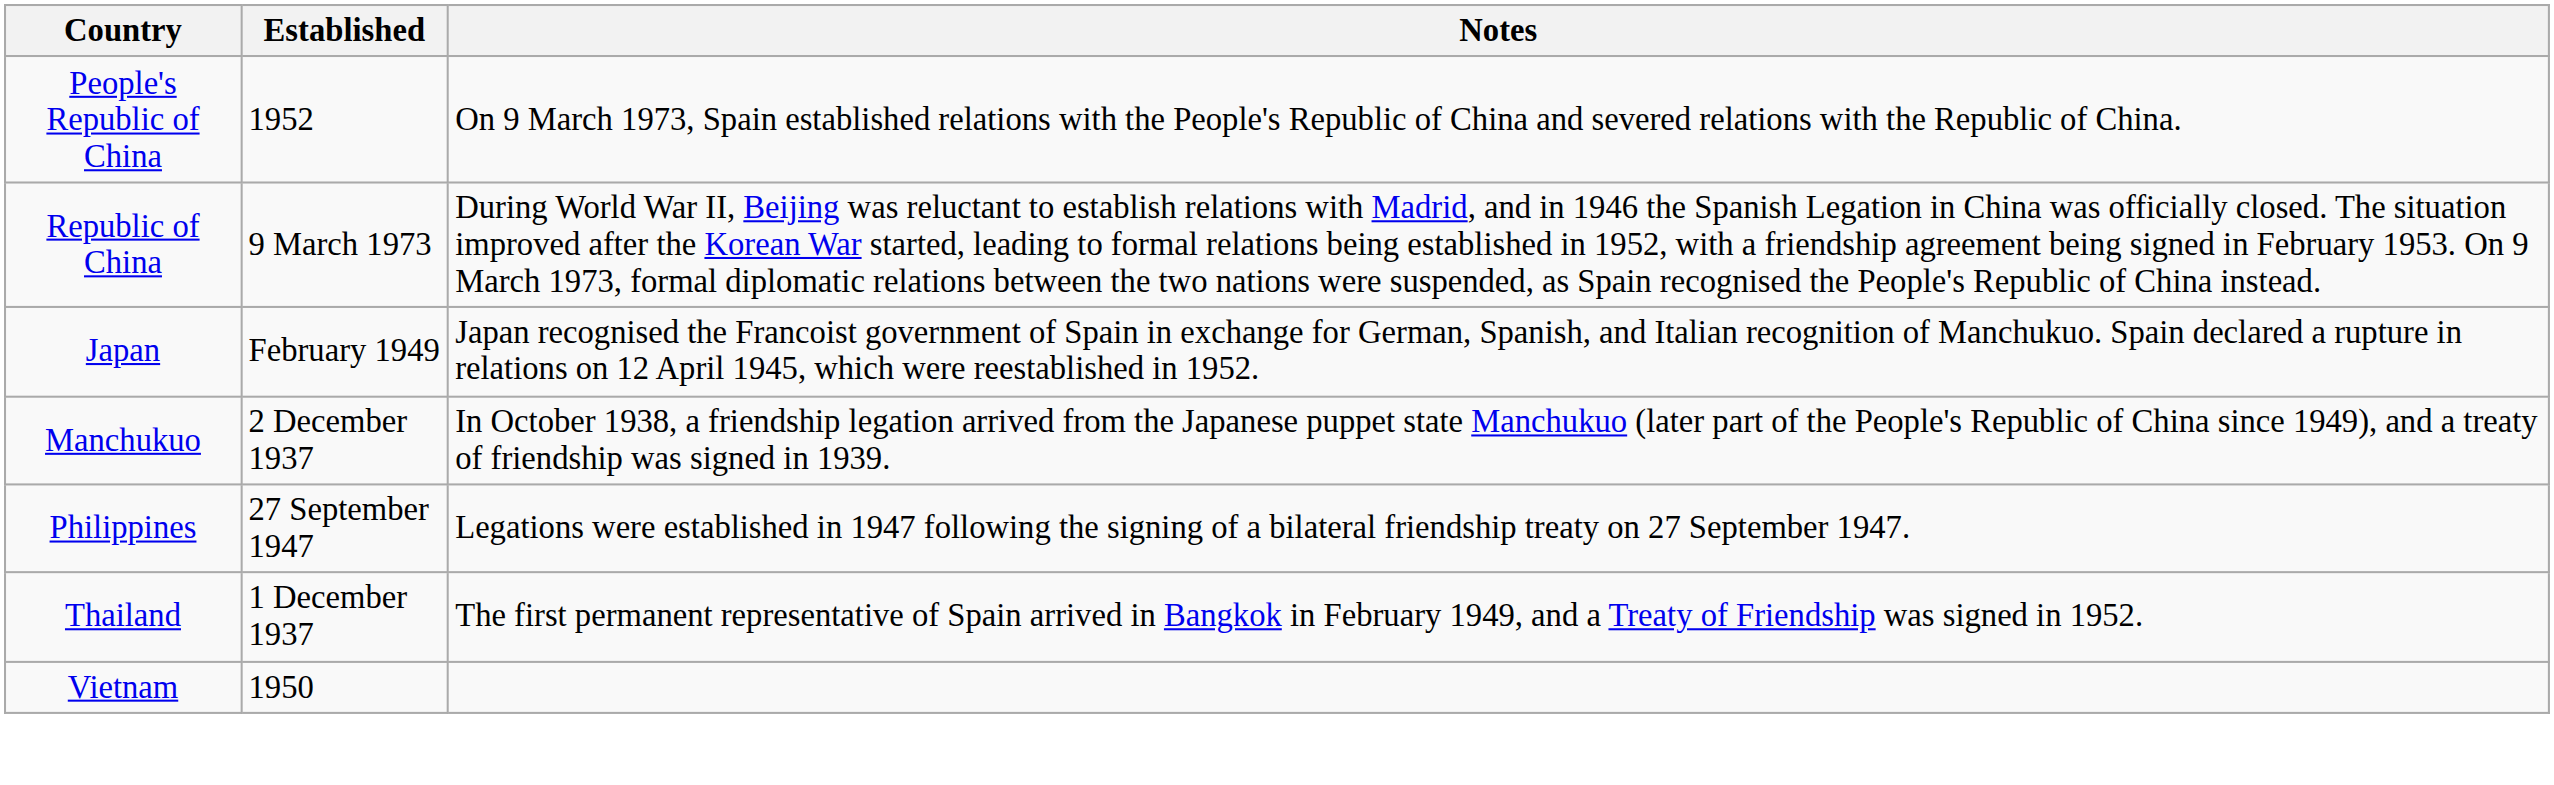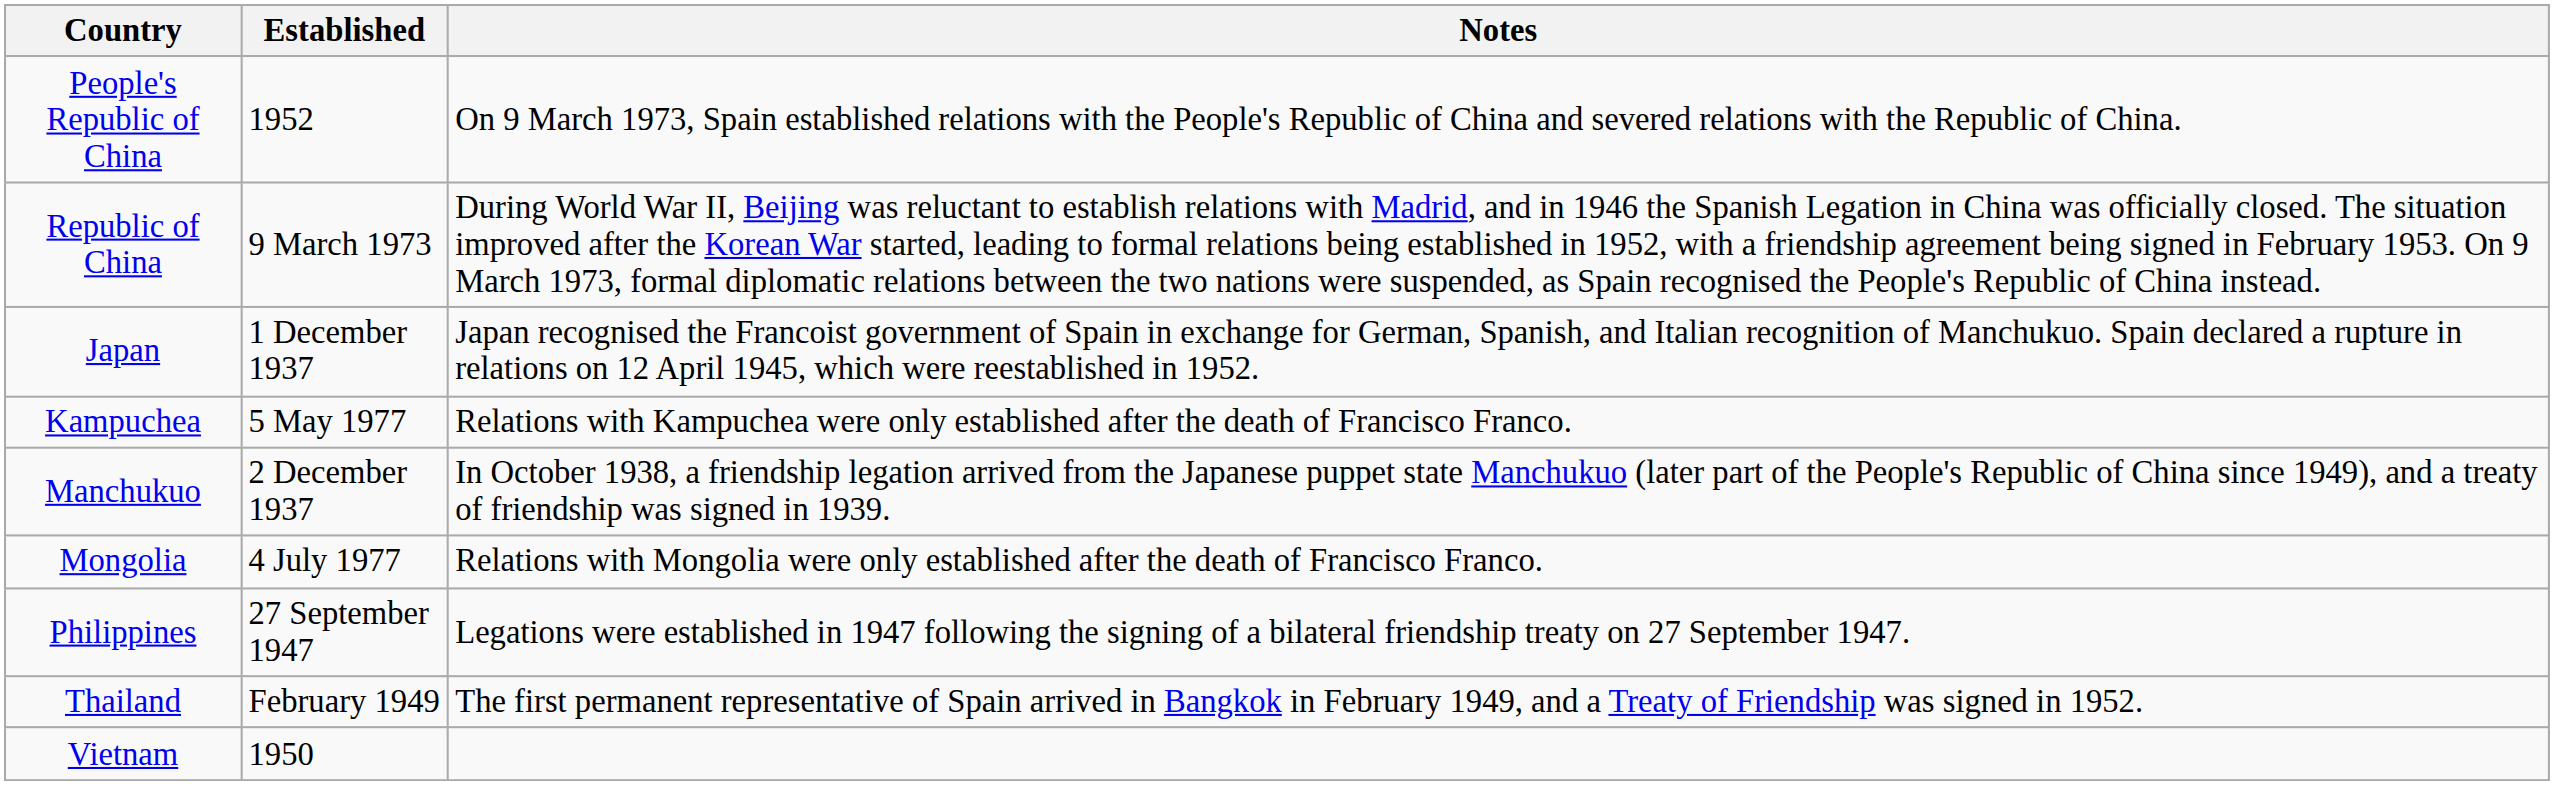(344, 350) February 1949 -> (328, 350) 1 December 1937
+ row: (123, 421)
+ row: (123, 561)
(328, 616) 1 December 1937 -> (344, 701) February 1949
